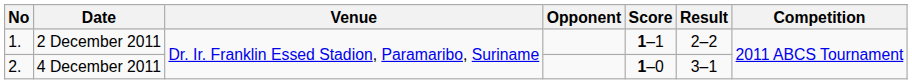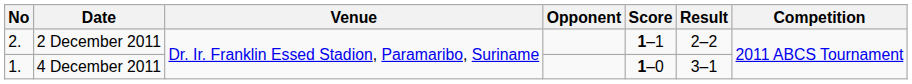(15, 41) 1. -> (15, 41) 2.
(15, 66) 2. -> (15, 66) 1.
